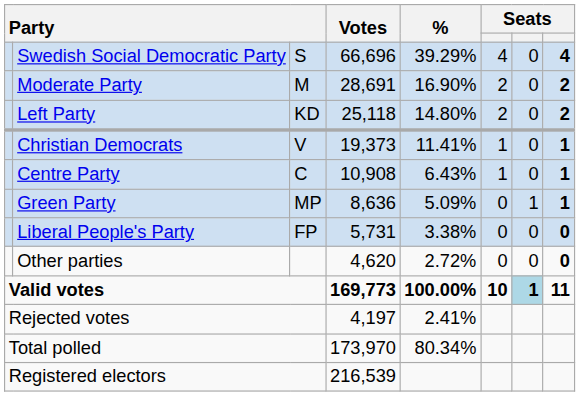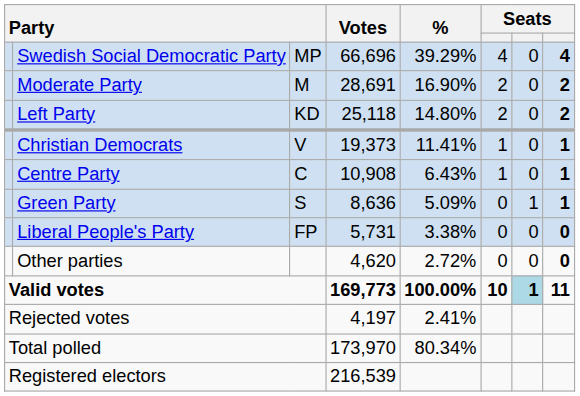(300, 56) S -> (308, 56) MP
(308, 203) MP -> (300, 203) S
